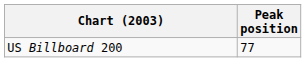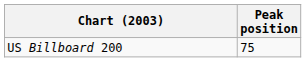(247, 47) 77 -> (247, 47) 75
